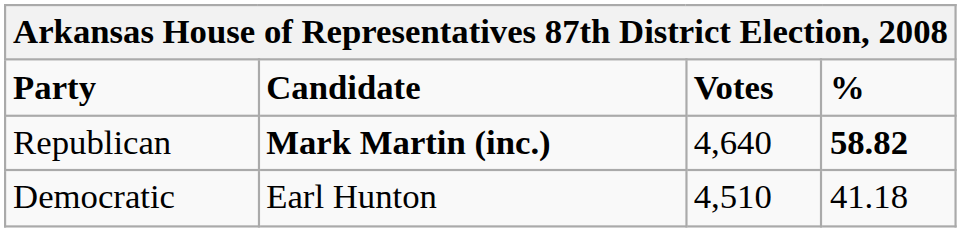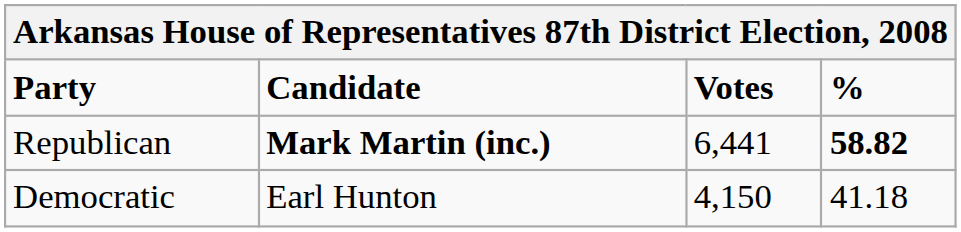(733, 142) 4,640 -> (733, 142) 6,441
(733, 197) 4,510 -> (733, 197) 4,150
